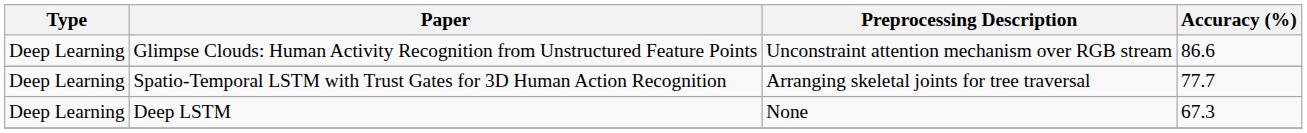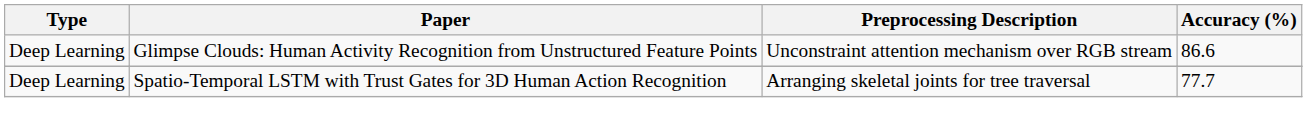- row: (182, 111)
